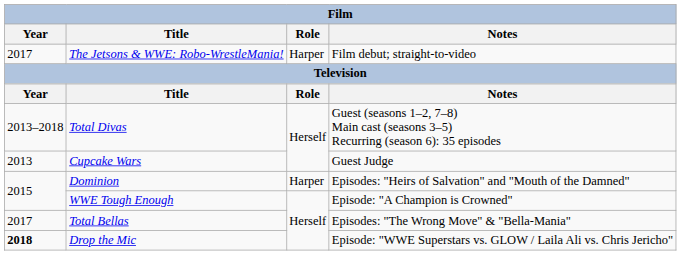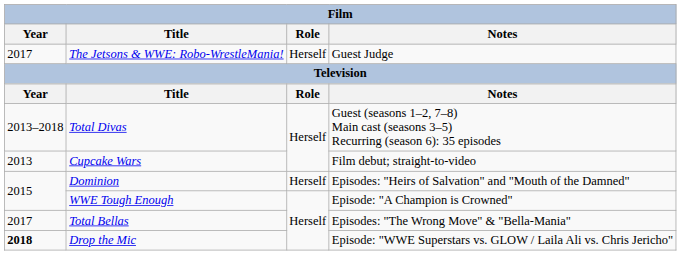(307, 53) Harper -> (308, 53) Herself
(404, 53) Film debut; straight-to-video -> (363, 53) Guest Judge
(363, 161) Guest Judge -> (404, 161) Film debut; straight-to-video
(307, 181) Harper -> (308, 181) Herself
